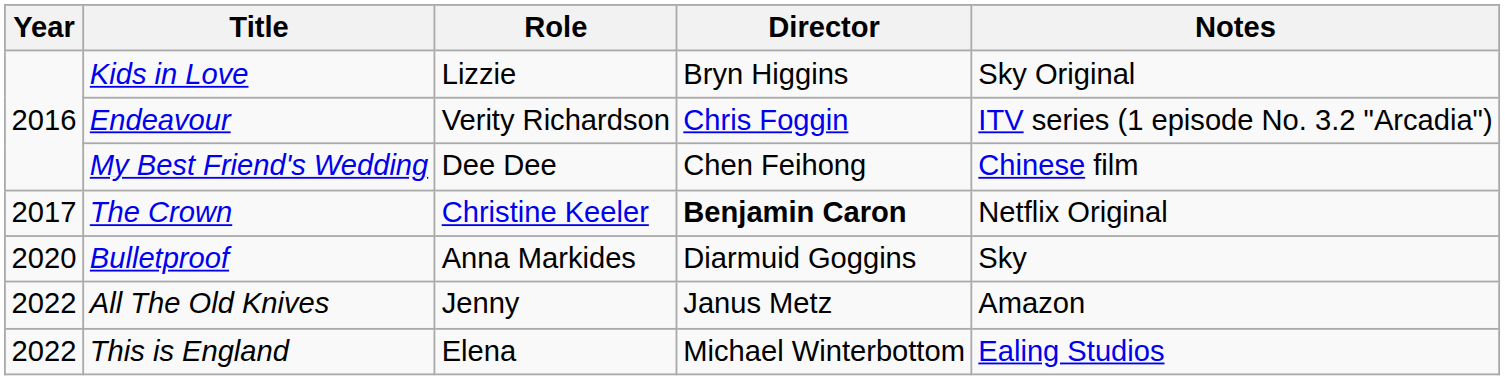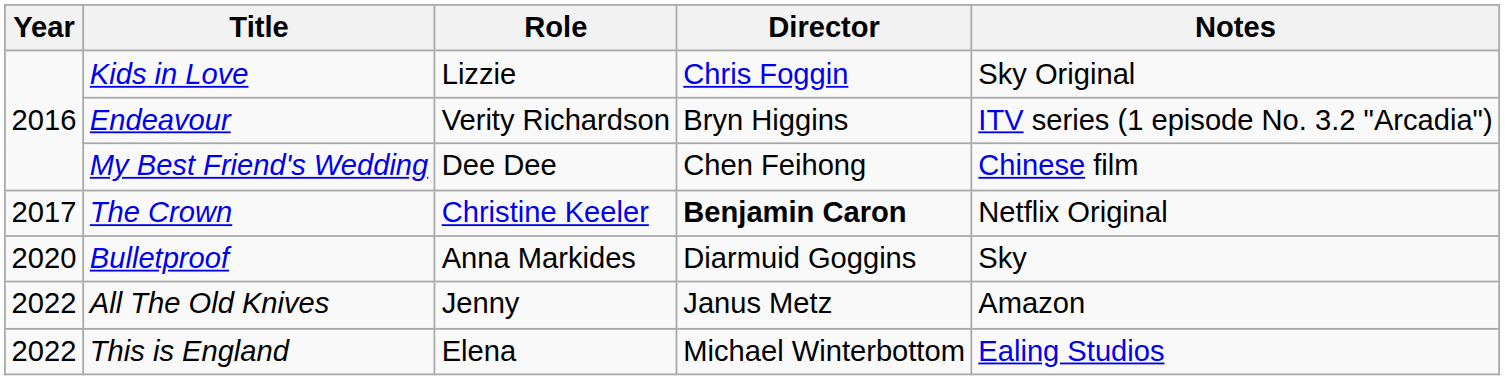(766, 73) Bryn Higgins -> (766, 73) Chris Foggin
(766, 119) Chris Foggin -> (766, 119) Bryn Higgins
